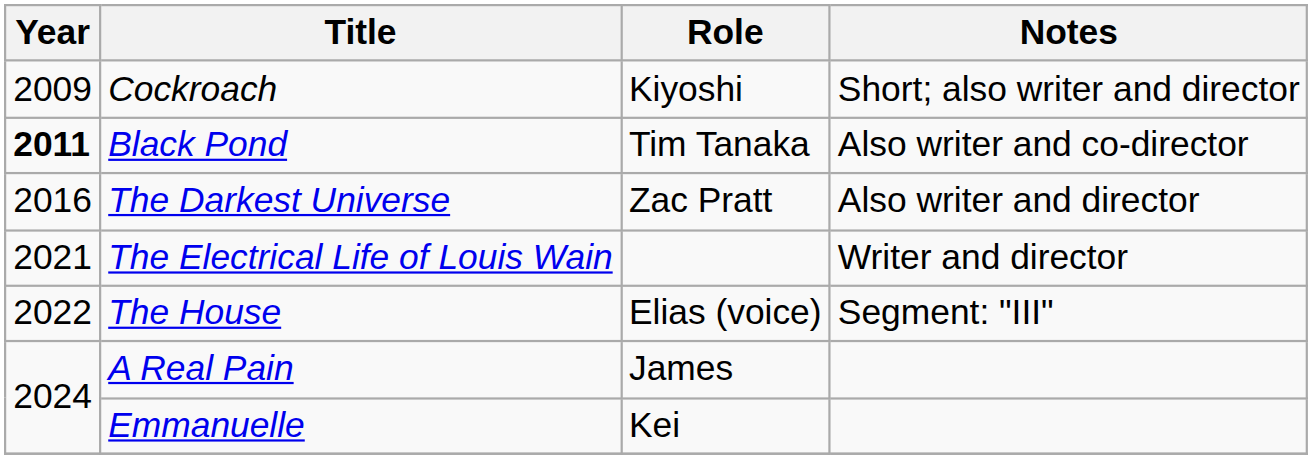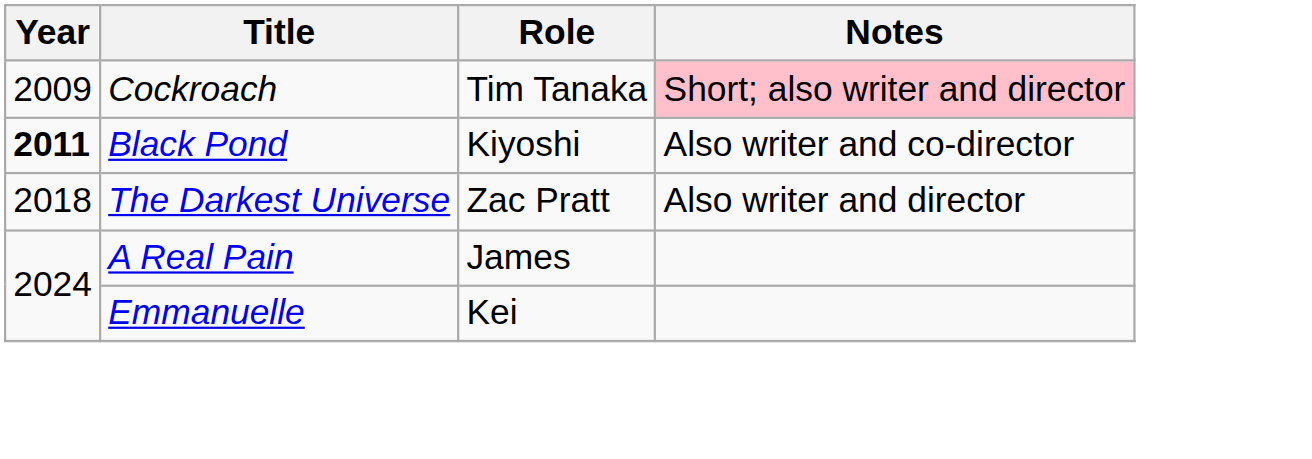(686, 88) Kiyoshi -> (557, 88) Tim Tanaka
(1069, 88) no background -> (894, 88) pink background
(719, 144) Tim Tanaka -> (523, 144) Kiyoshi
(53, 200) 2016 -> (53, 200) 2018
- row: (360, 256)
- row: (195, 312)
